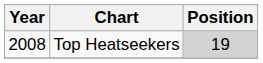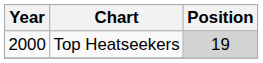(27, 44) 2008 -> (27, 44) 2000
